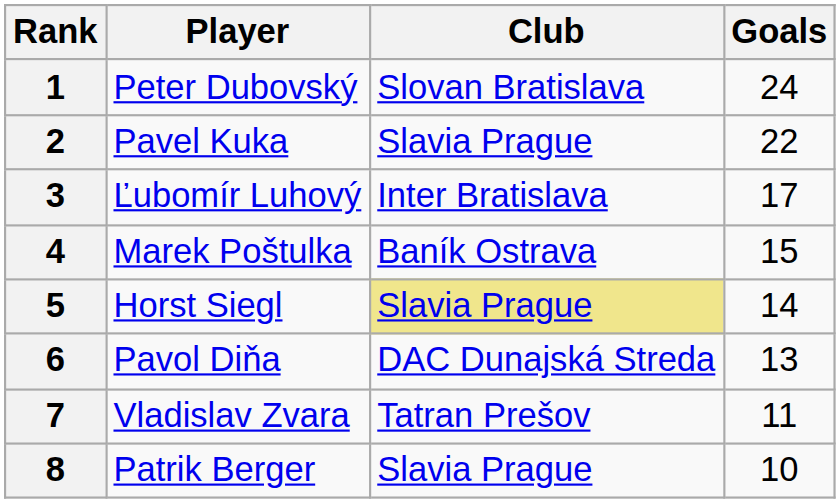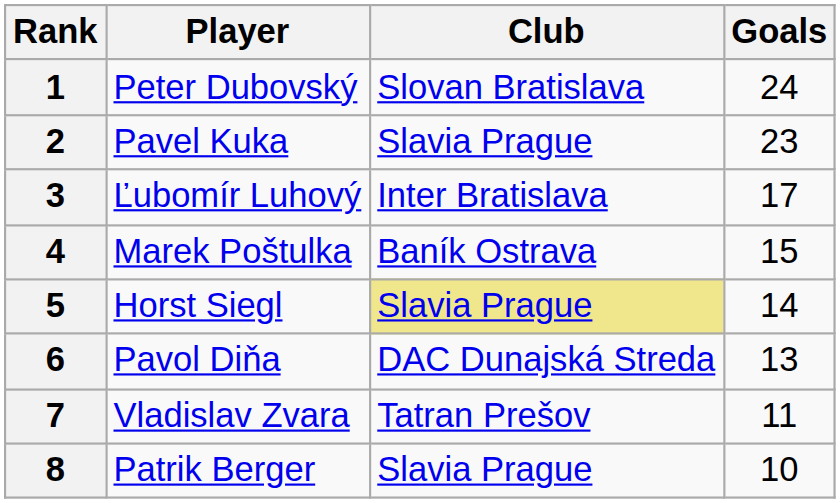(779, 141) 22 -> (779, 141) 23
